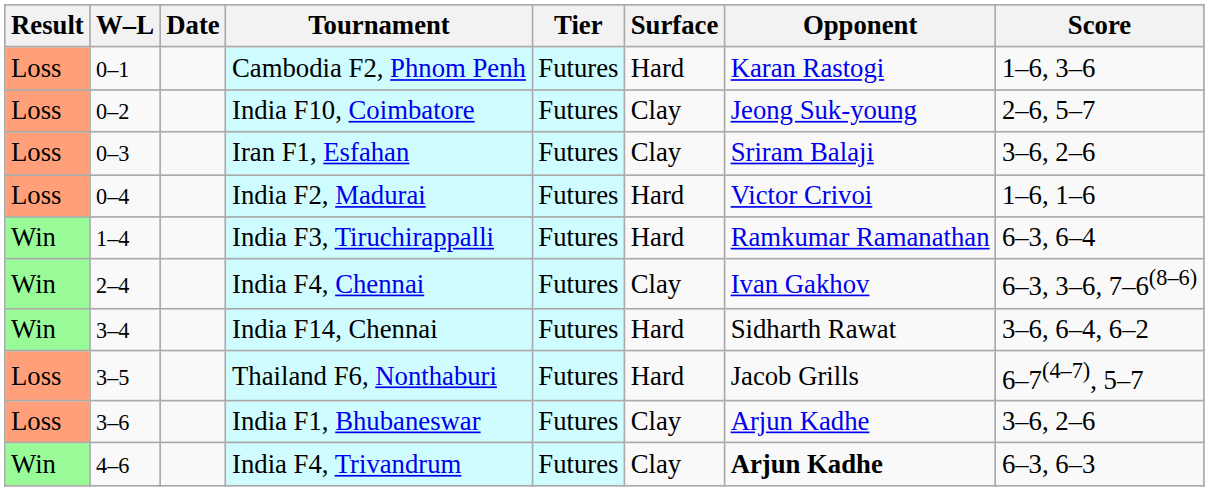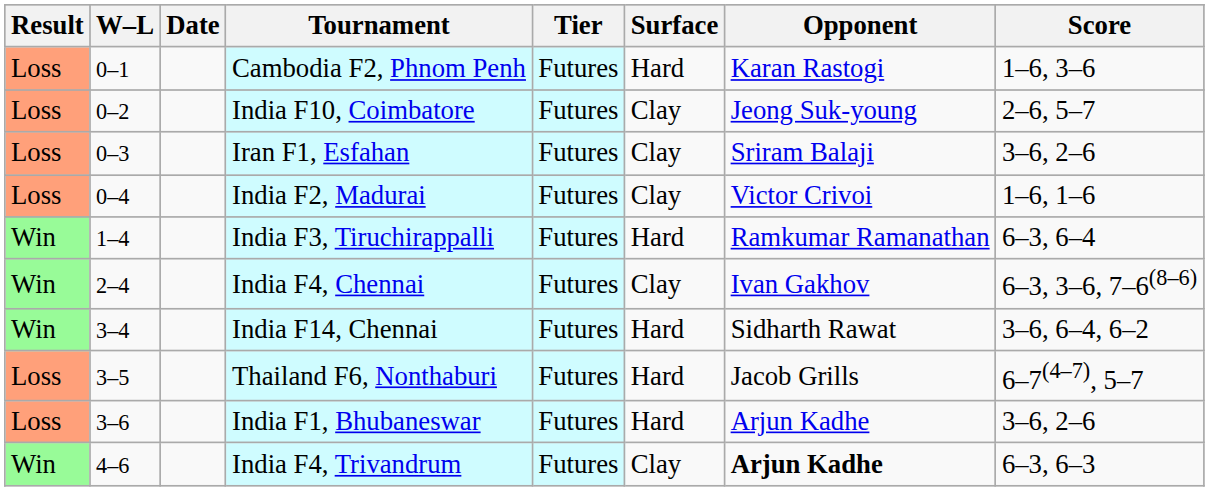(657, 195) Hard -> (656, 195) Clay
(656, 421) Clay -> (657, 421) Hard
